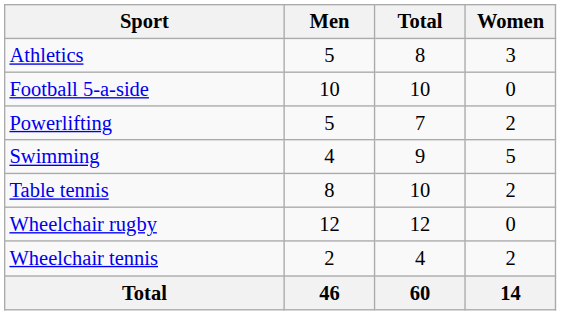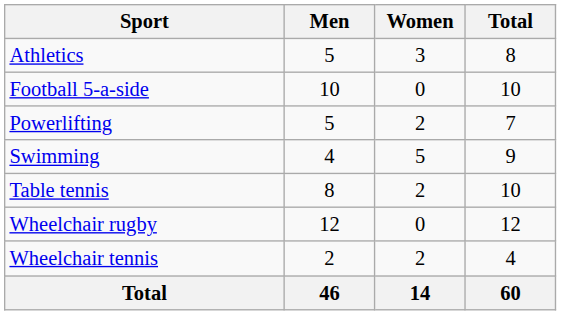columns swapped: (511, 21) <-> (420, 21)
